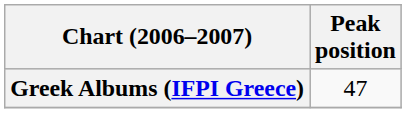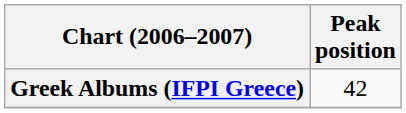(355, 88) 47 -> (355, 88) 42
